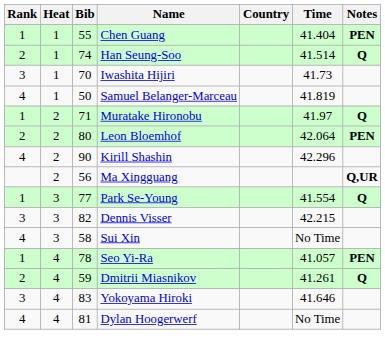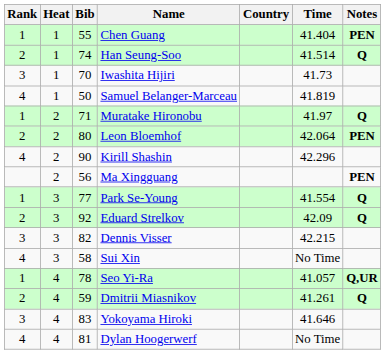(362, 177) Q,UR -> (362, 177) PEN
+ row: (142, 217)
(362, 258) PEN -> (362, 278) Q,UR
